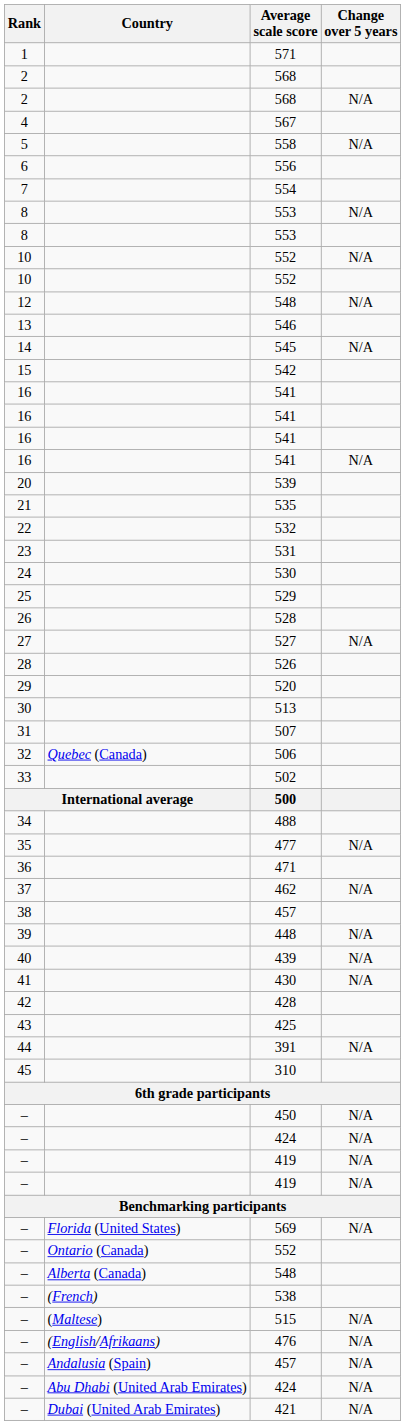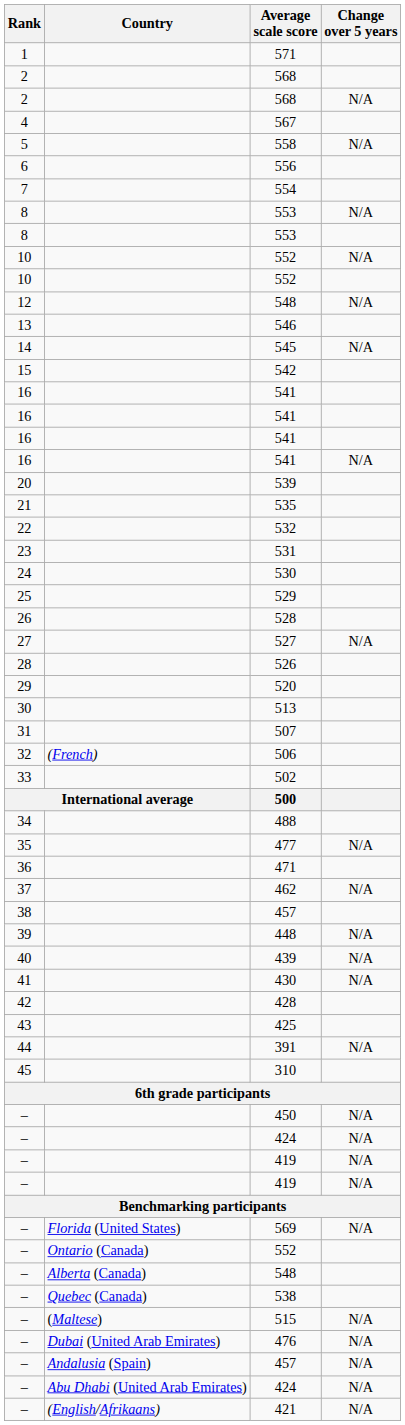(97, 754) Quebec (Canada) -> (73, 754) (French)
(73, 1296) (French) -> (97, 1296) Quebec (Canada)
(104, 1341) (English/Afrikaans) -> (134, 1341) Dubai (United Arab Emirates)
(134, 1409) Dubai (United Arab Emirates) -> (104, 1409) (English/Afrikaans)
